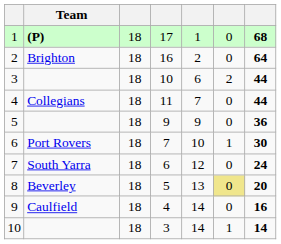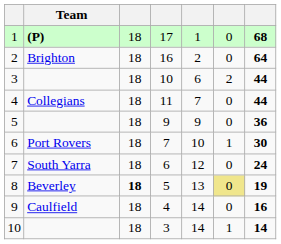(135, 185) normal -> (135, 185) bold
(260, 185) 20 -> (260, 185) 19
